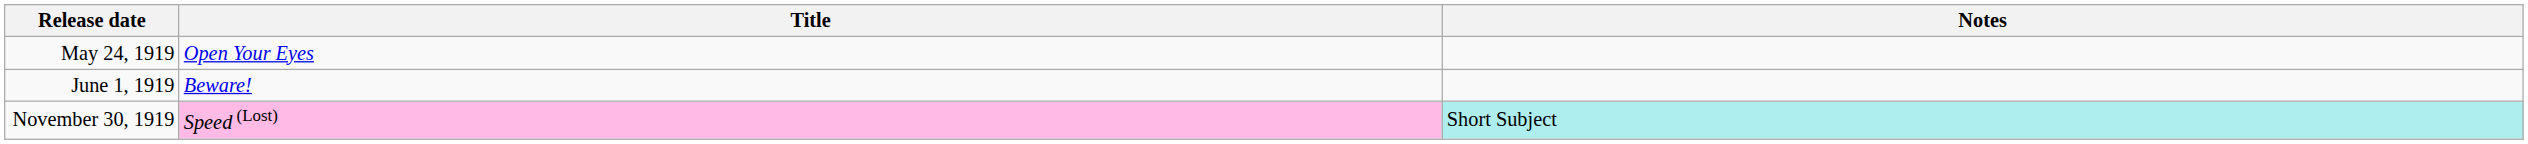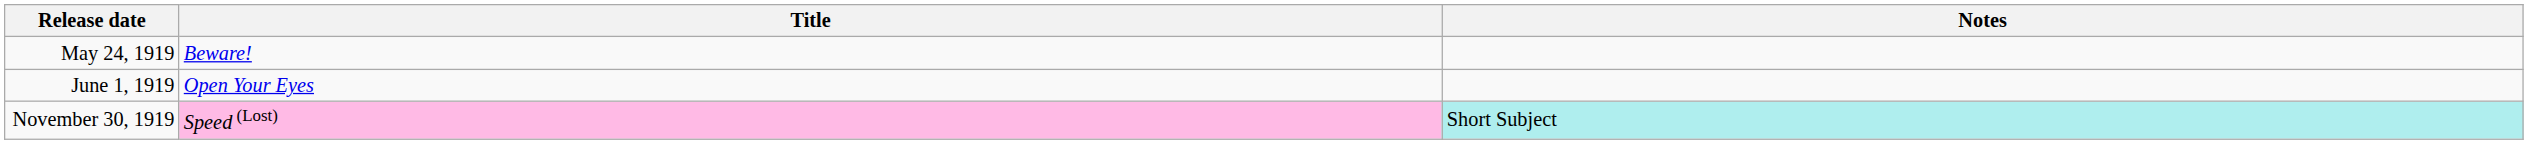(249, 52) Open Your Eyes -> (218, 52) Beware!
(218, 85) Beware! -> (249, 85) Open Your Eyes
